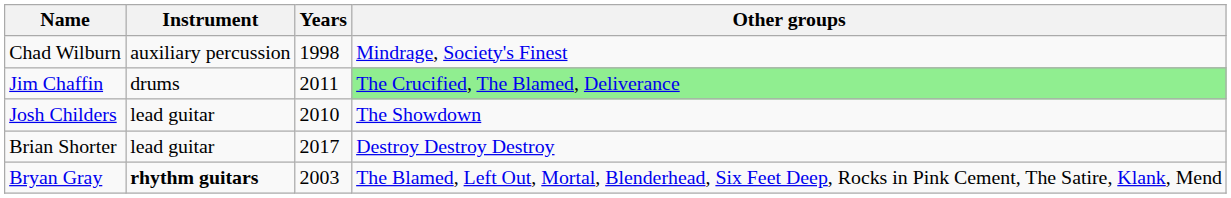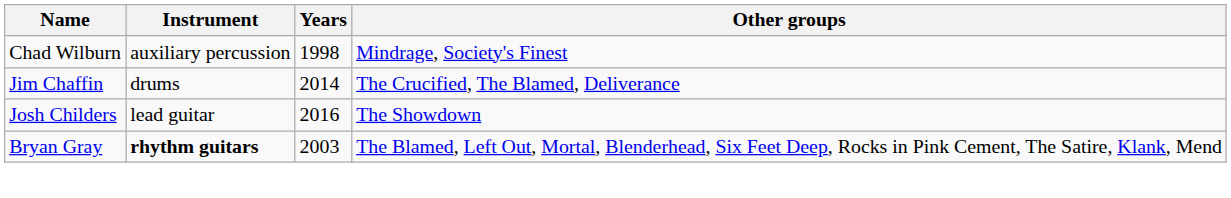(319, 83) 2011 -> (319, 83) 2014
(518, 83) lightgreen background -> (518, 83) no background
(319, 114) 2010 -> (319, 114) 2016
- row: (63, 146)
